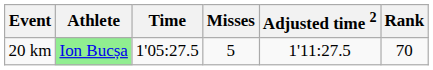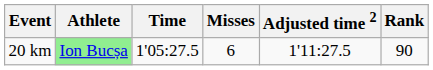(231, 51) 5 -> (231, 51) 6
(404, 51) 70 -> (404, 51) 90
